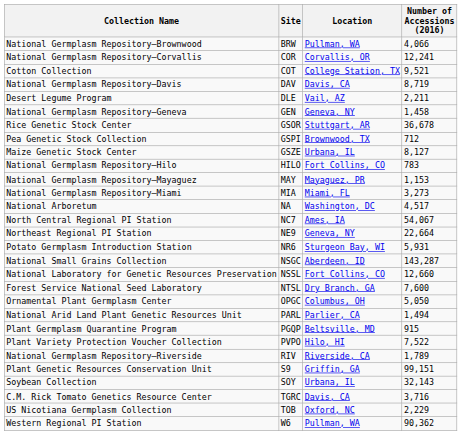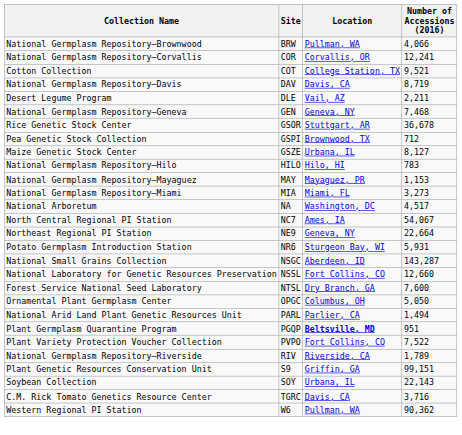(416, 112) 1,458 -> (416, 112) 7,468
(345, 166) Fort Collins, CO -> (325, 166) Hilo, HI
(340, 329) normal -> (340, 329) bold
(411, 329) 915 -> (411, 329) 951
(325, 342) Hilo, HI -> (345, 342) Fort Collins, CO
(419, 383) 32,143 -> (419, 383) 22,143
- row: (89, 410)
